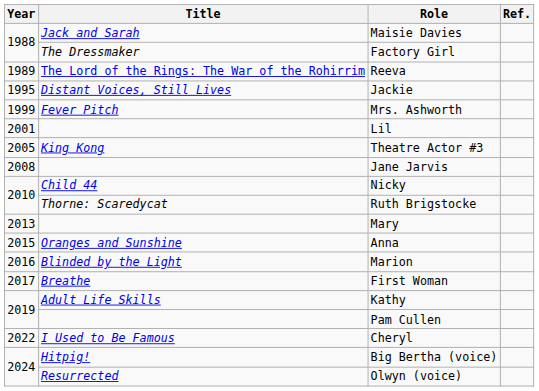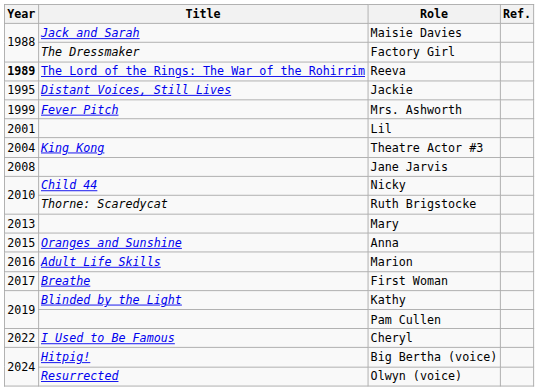(21, 71) normal -> (21, 71) bold
(21, 147) 2005 -> (21, 147) 2004
(111, 262) Blinded by the Light -> (101, 262) Adult Life Skills
(101, 300) Adult Life Skills -> (111, 300) Blinded by the Light
